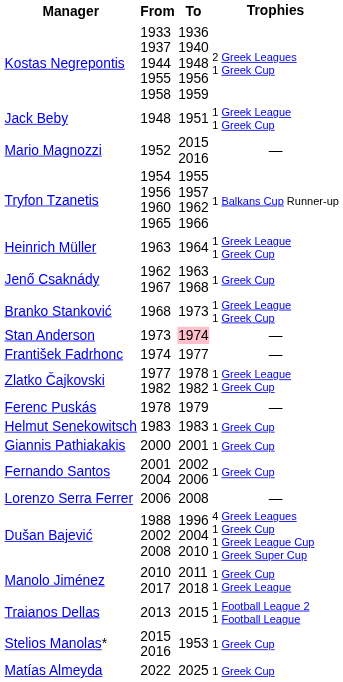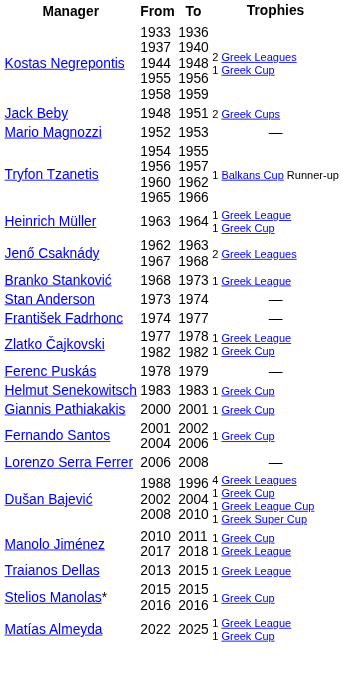(252, 119) 1 Greek League 1 Greek Cup -> (246, 114) 2 Greek Cups
(193, 150) 2015 2016 -> (193, 132) 1953
(243, 280) 1 Greek Cup -> (254, 254) 2 Greek Leagues
(252, 311) 1 Greek League 1 Greek Cup -> (252, 280) 1 Greek League
(193, 335) pink background -> (193, 299) no background
(261, 612) 1 Football League 2 1 Football League -> (252, 571) 1 Greek League
(193, 644) 1953 -> (193, 597) 2015 2016
(243, 671) 1 Greek Cup -> (252, 630) 1 Greek League 1 Greek Cup
